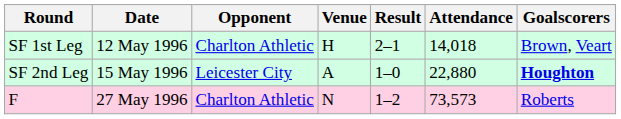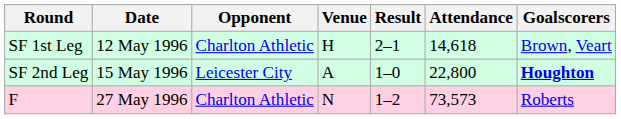(453, 45) 14,018 -> (453, 45) 14,618
(453, 72) 22,880 -> (453, 72) 22,800
